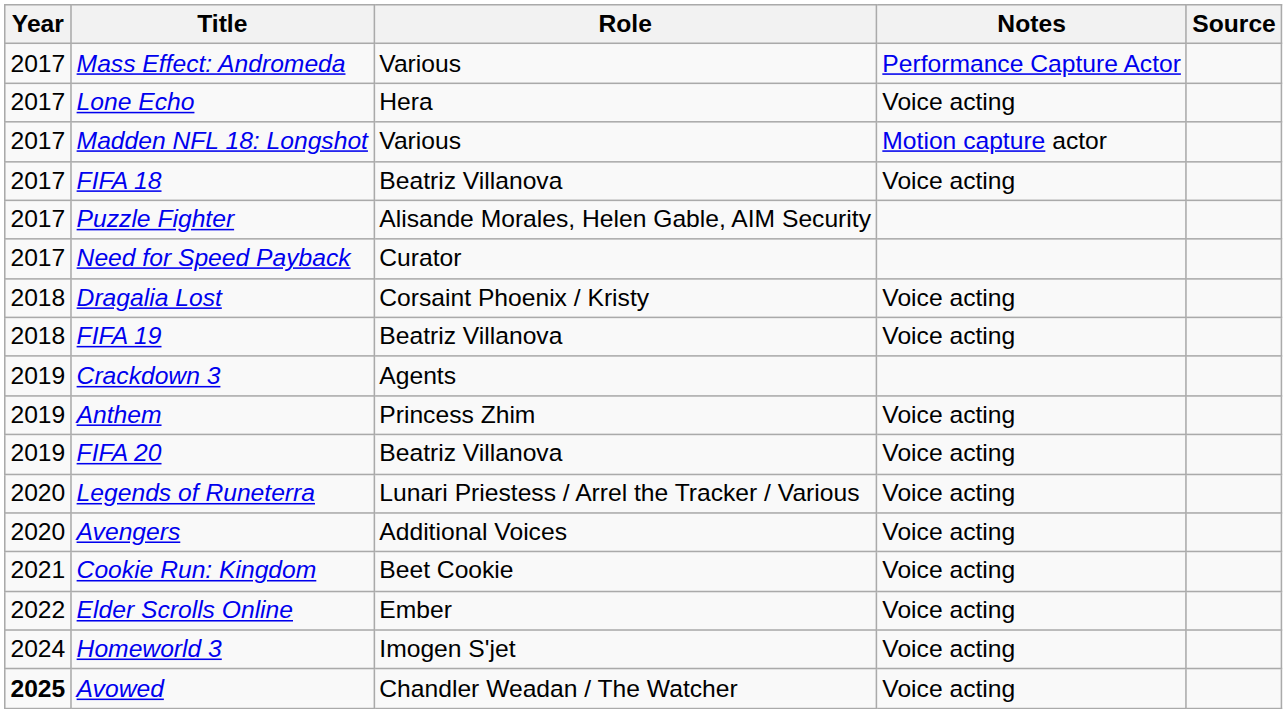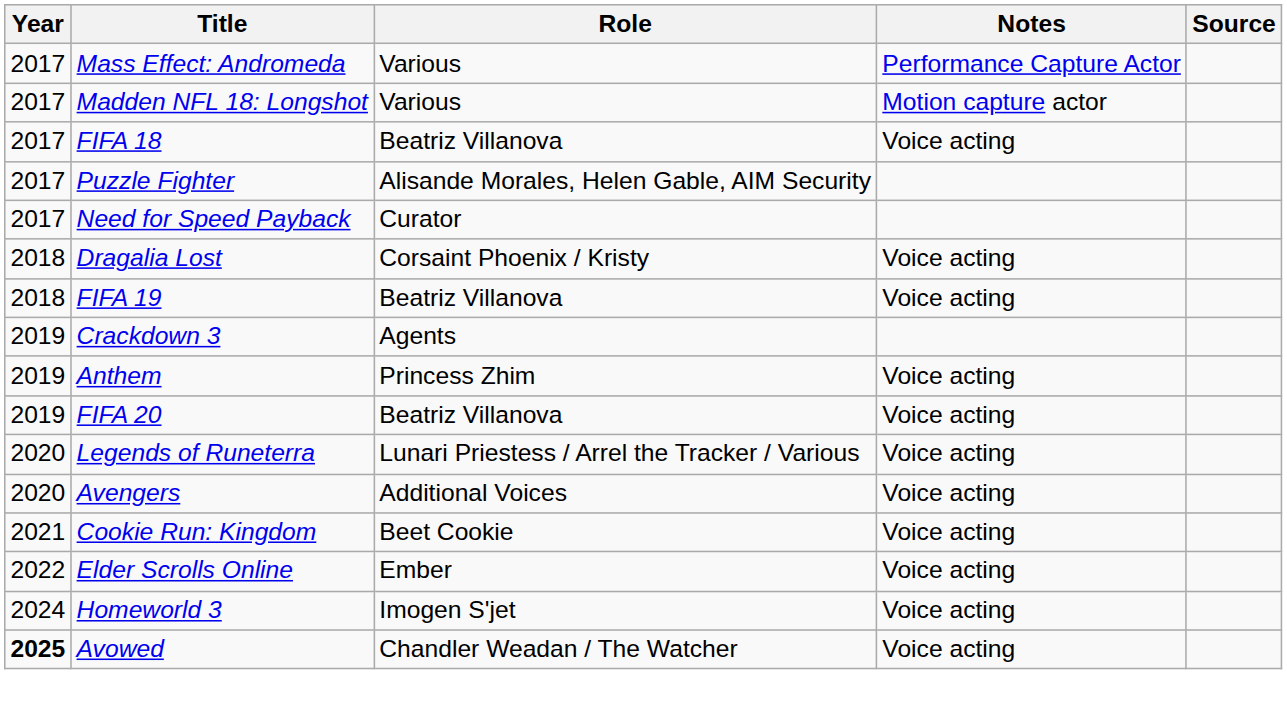- row: (136, 102)
